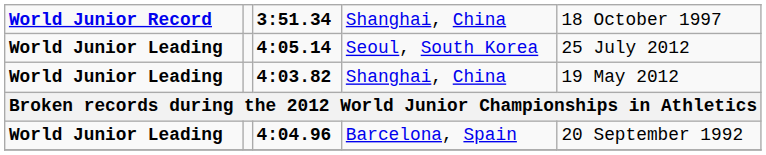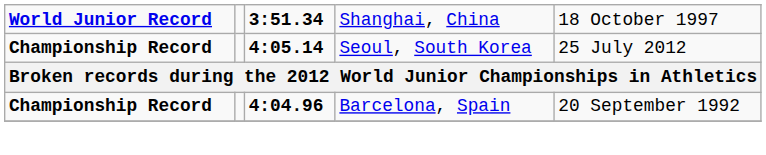(116, 48) World Junior Leading -> (110, 48) Championship Record
- row: (294, 77)
(116, 135) World Junior Leading -> (110, 106) Championship Record
